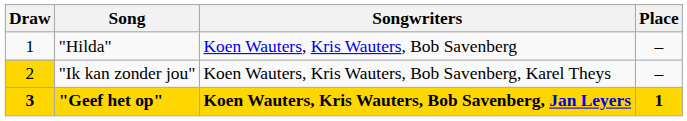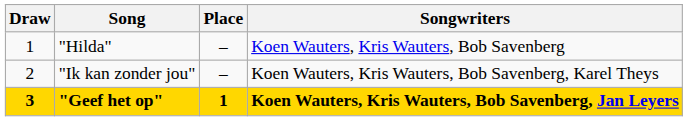columns swapped: (417, 18) <-> (659, 18)
(30, 73) gold background -> (30, 73) no background
